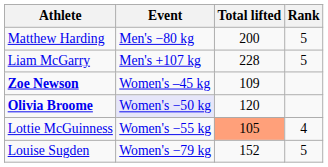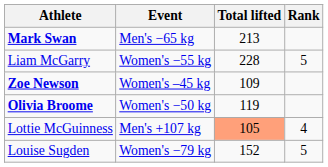+ row: (42, 38)
- row: (56, 38)
(160, 61) Men's +107 kg -> (165, 61) Women's −55 kg
(165, 106) lavender background -> (165, 106) no background
(249, 106) 120 -> (249, 106) 119
(165, 128) Women's −55 kg -> (160, 128) Men's +107 kg
